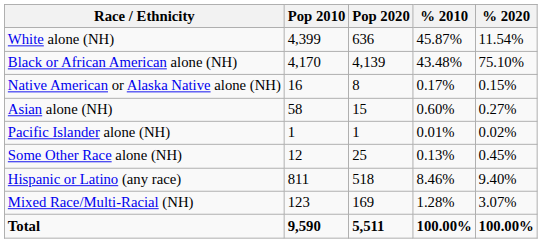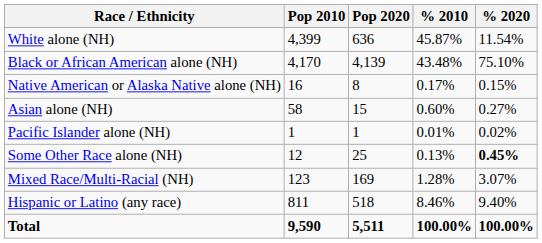(498, 156) normal -> (499, 156) bold
rows swapped: (101, 202) <-> (94, 179)
